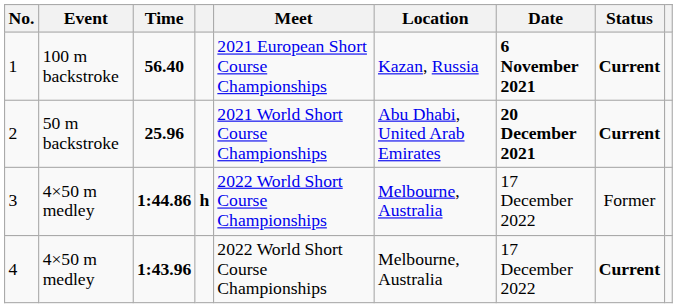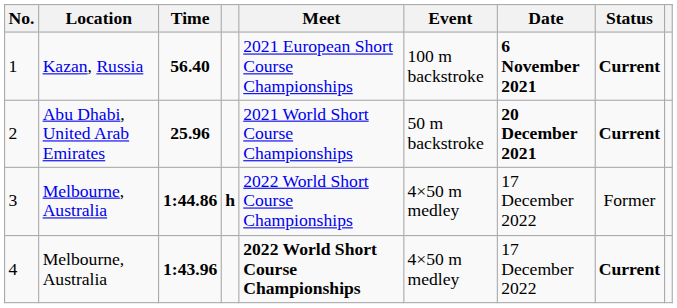columns swapped: (86, 18) <-> (435, 18)
(280, 268) normal -> (310, 268) bold
